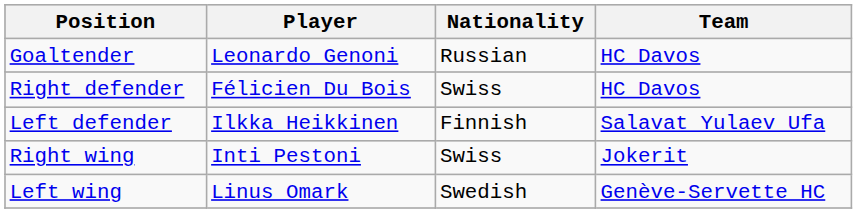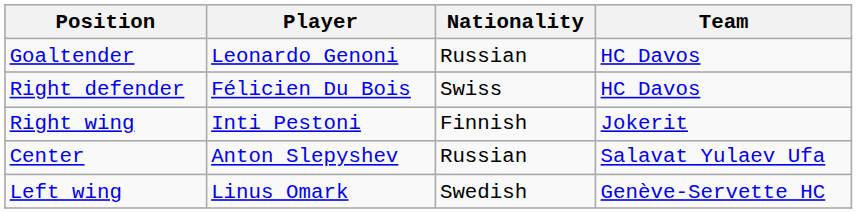- row: (91, 123)
(471, 157) Swiss -> (484, 123) Finnish
+ row: (47, 157)
